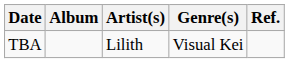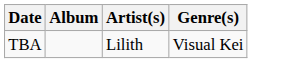- column: (266, 17)
